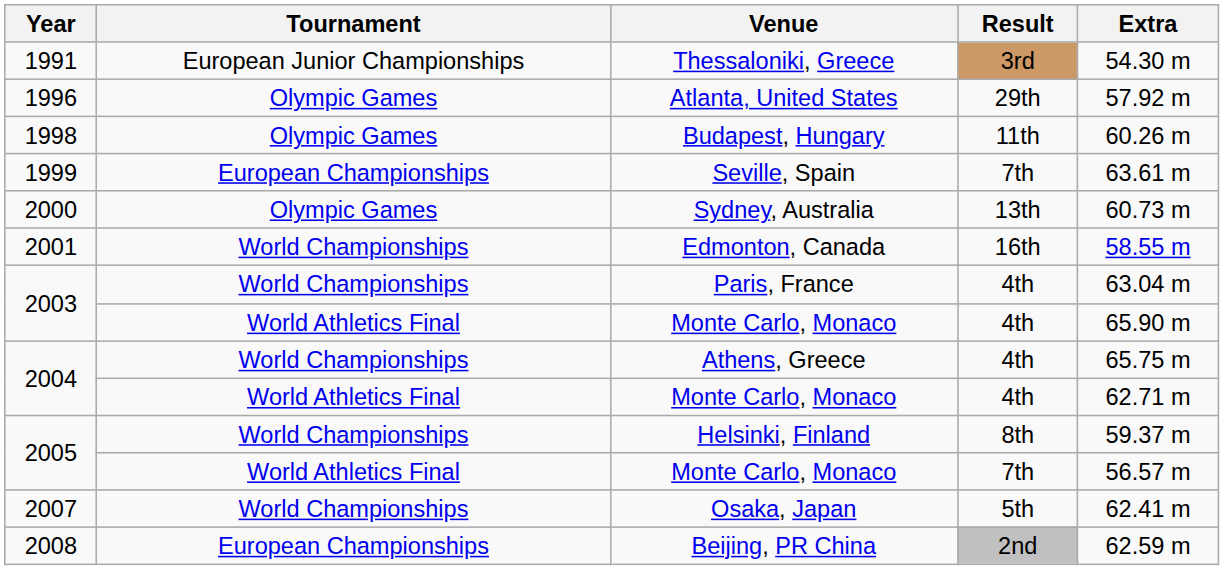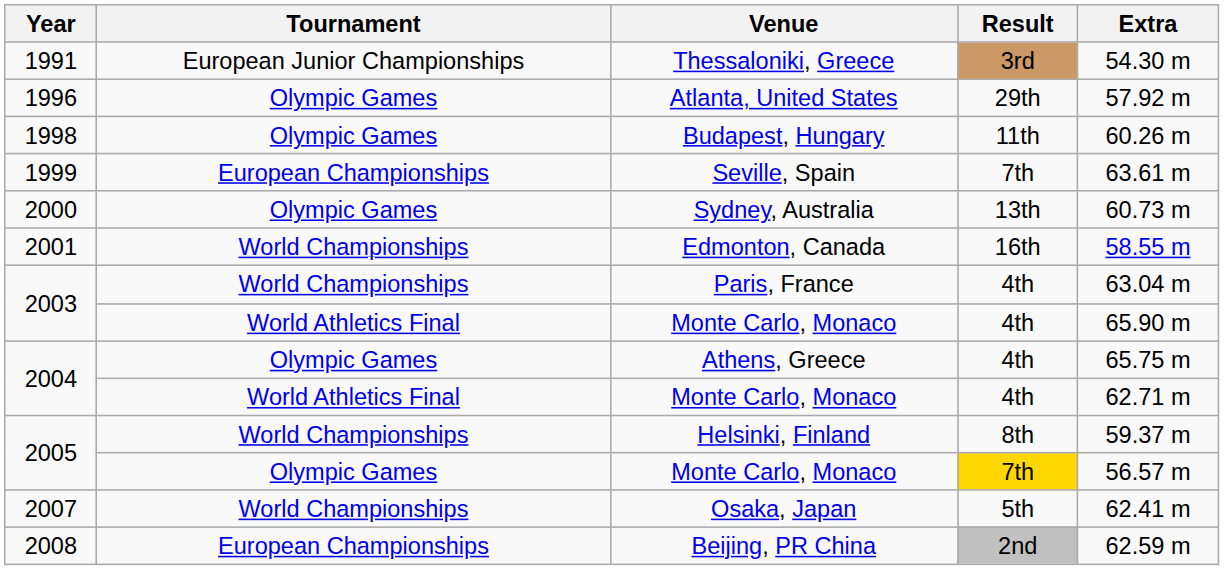(353, 359) World Championships -> (354, 359) Olympic Games
(354, 471) World Athletics Final -> (354, 471) Olympic Games
(1018, 471) no background -> (1018, 471) gold background
